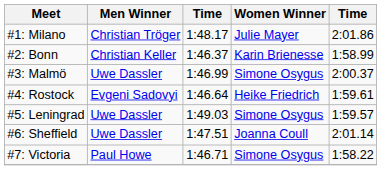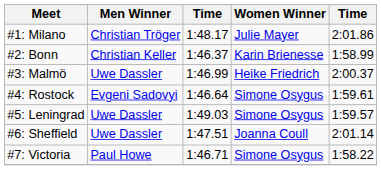(279, 74) Simone Osygus -> (277, 74) Heike Friedrich
(277, 94) Heike Friedrich -> (279, 94) Simone Osygus
